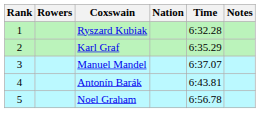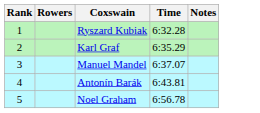- column: (168, 13)
